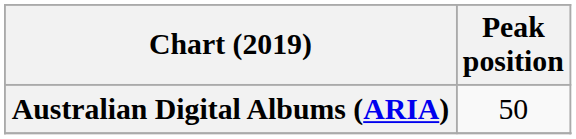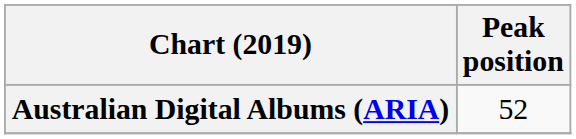(513, 108) 50 -> (513, 108) 52
